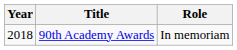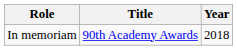columns swapped: (20, 14) <-> (195, 14)
